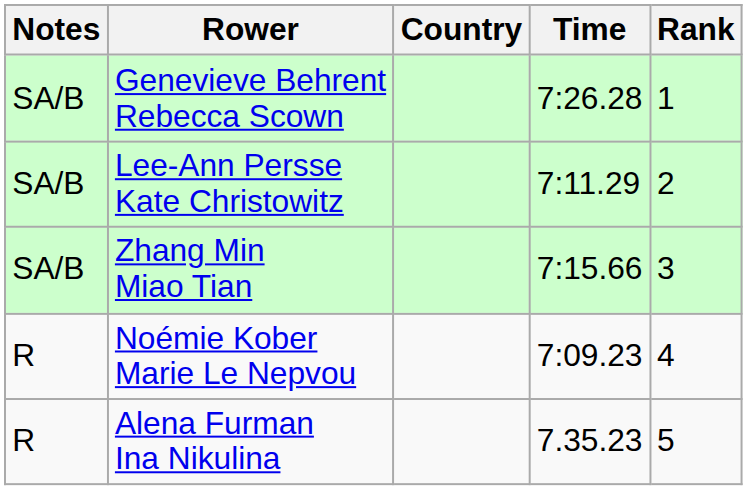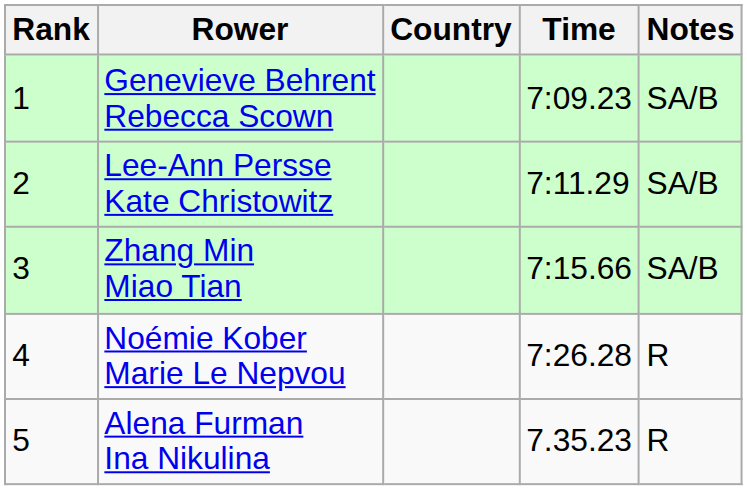columns swapped: (696, 29) <-> (56, 29)
(590, 97) 7:26.28 -> (579, 97) 7:09.23
(590, 355) 7:09.23 -> (579, 355) 7:26.28
